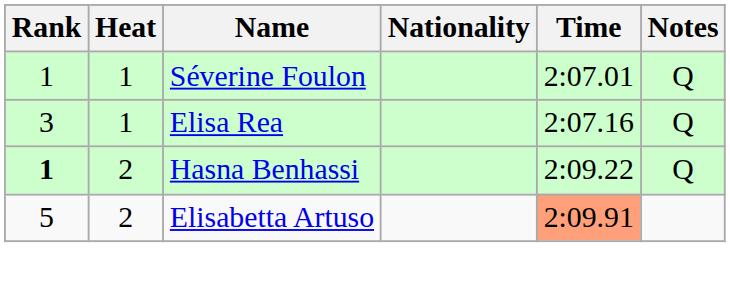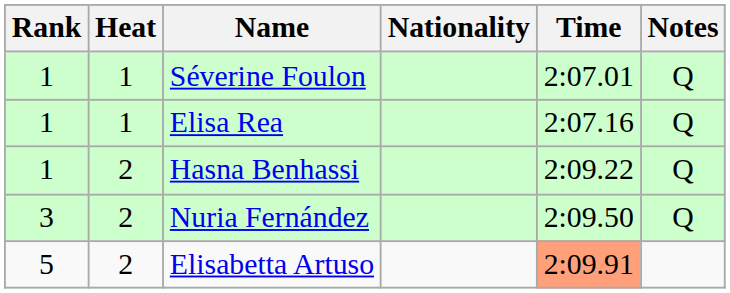(47, 122) 3 -> (47, 122) 1
(47, 169) bold -> (47, 169) normal
+ row: (269, 216)
